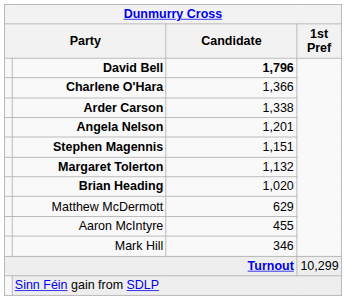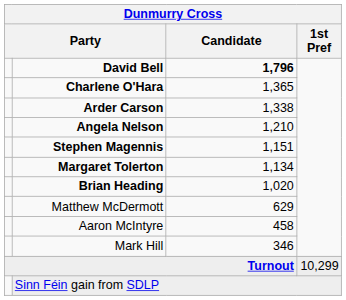(278, 87) 1,366 -> (278, 87) 1,365
(278, 127) 1,201 -> (278, 127) 1,210
(278, 166) 1,132 -> (278, 166) 1,134
(283, 226) 455 -> (283, 226) 458
